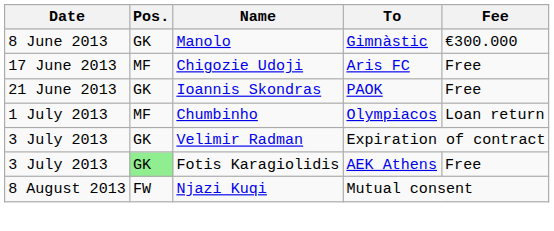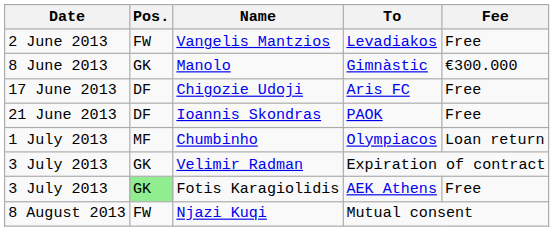+ row: (253, 41)
(142, 66) MF -> (142, 91) DF
(142, 91) GK -> (142, 115) DF
